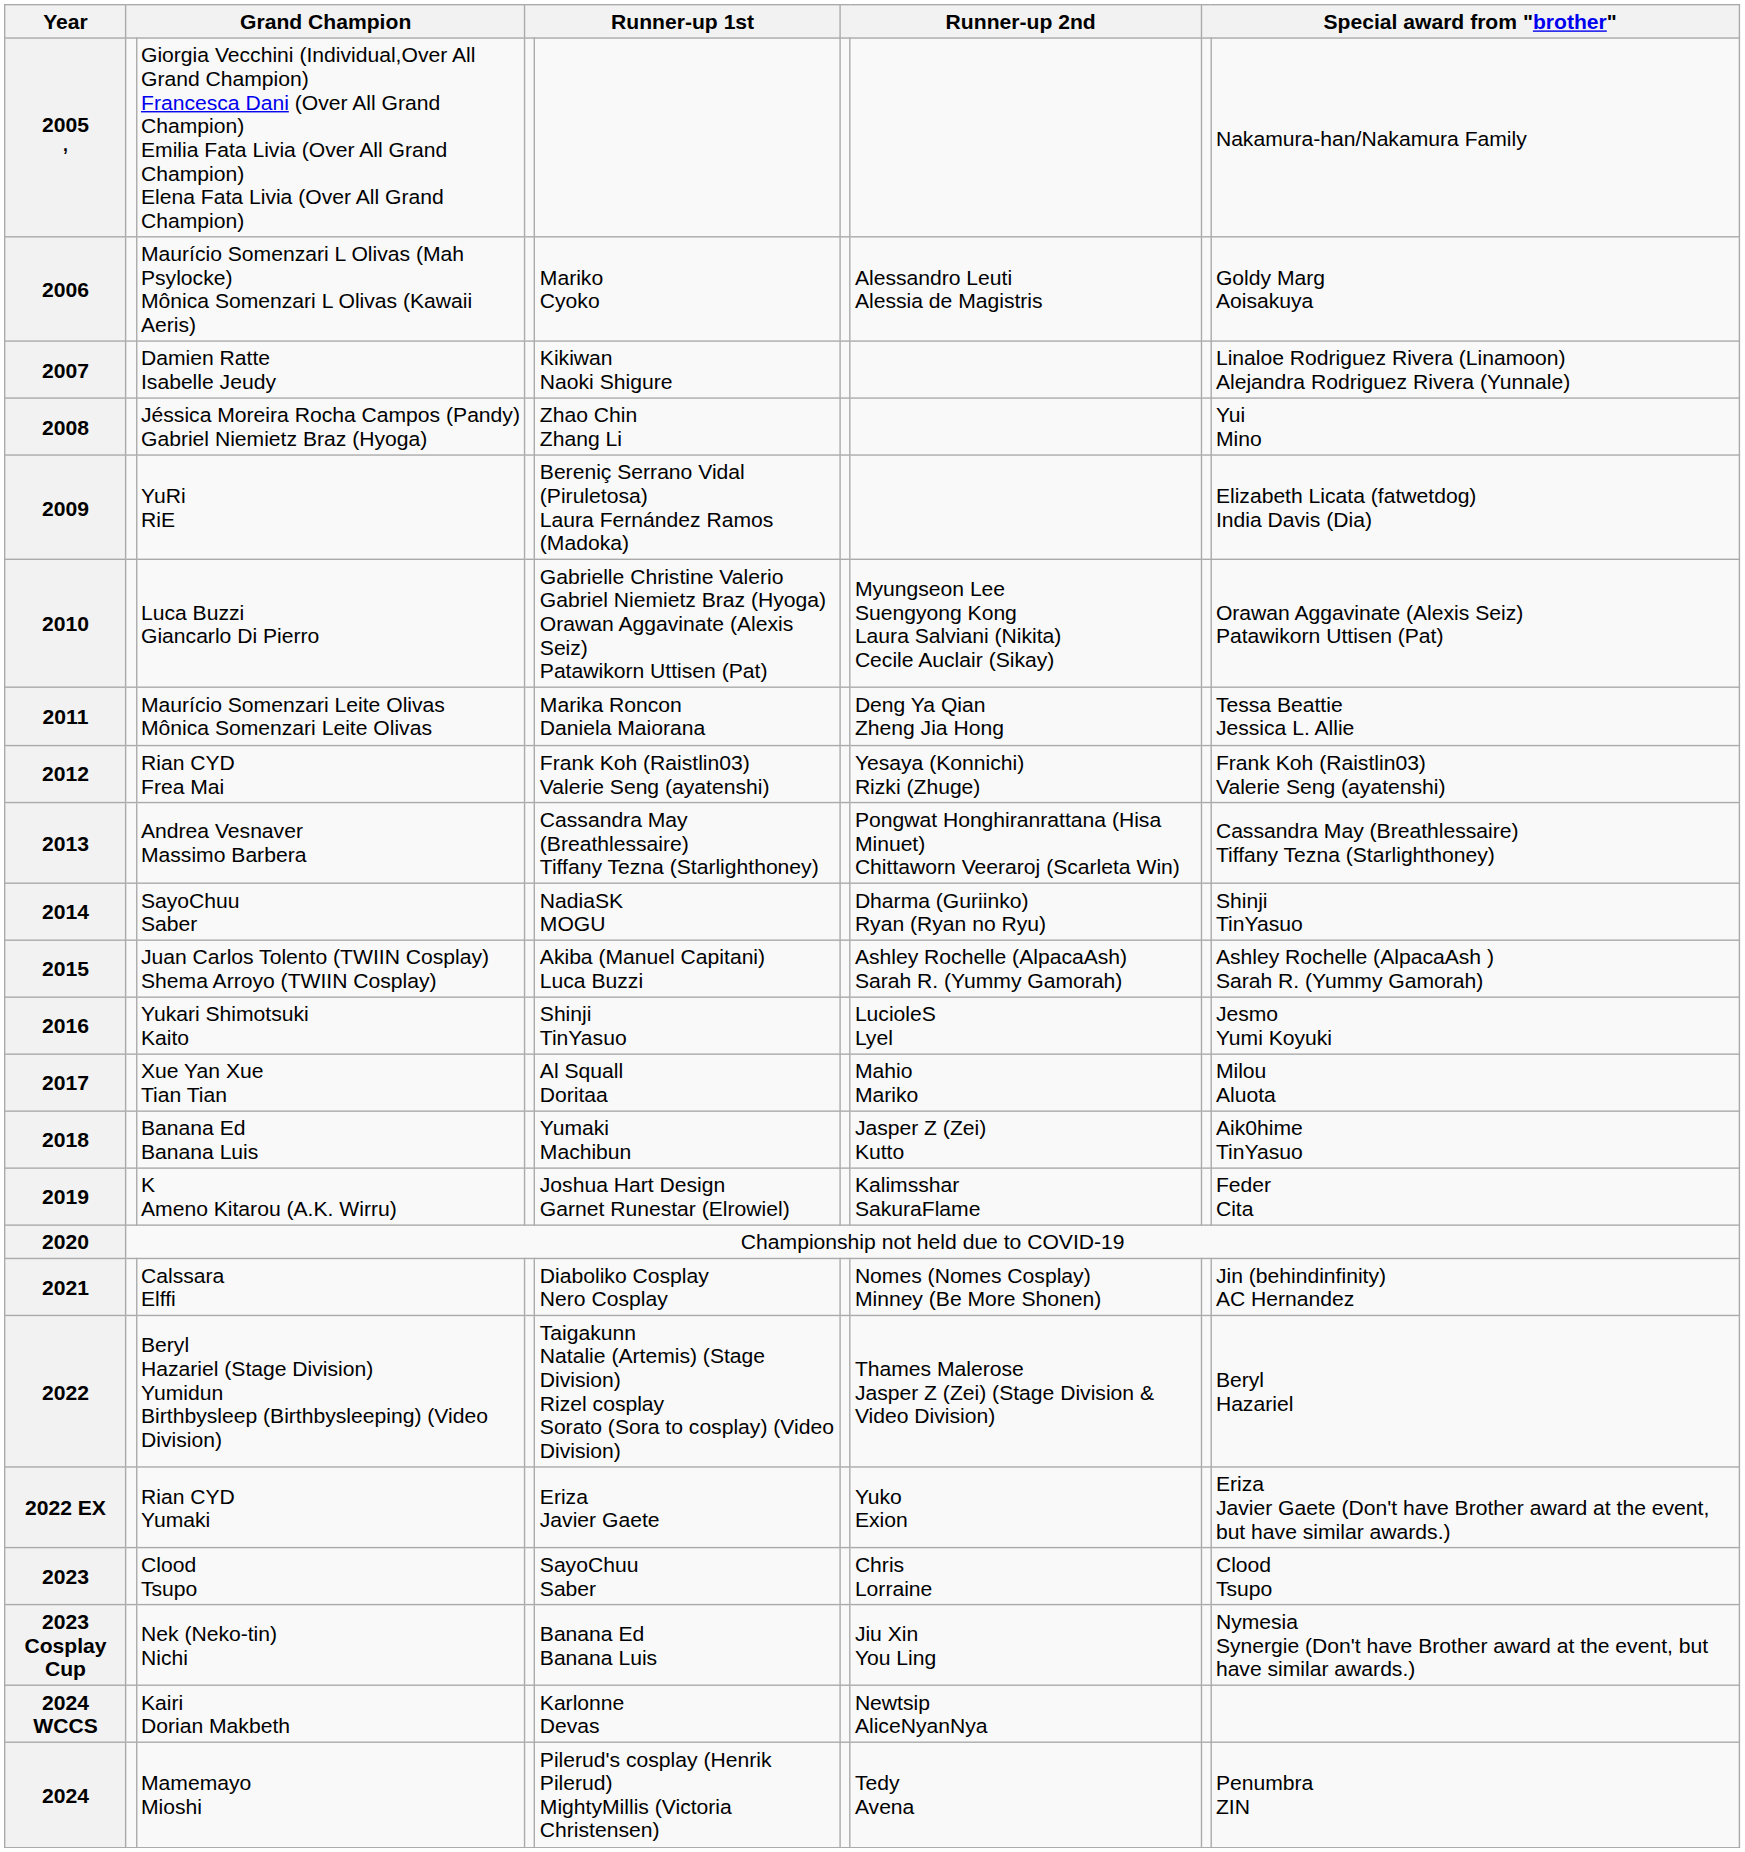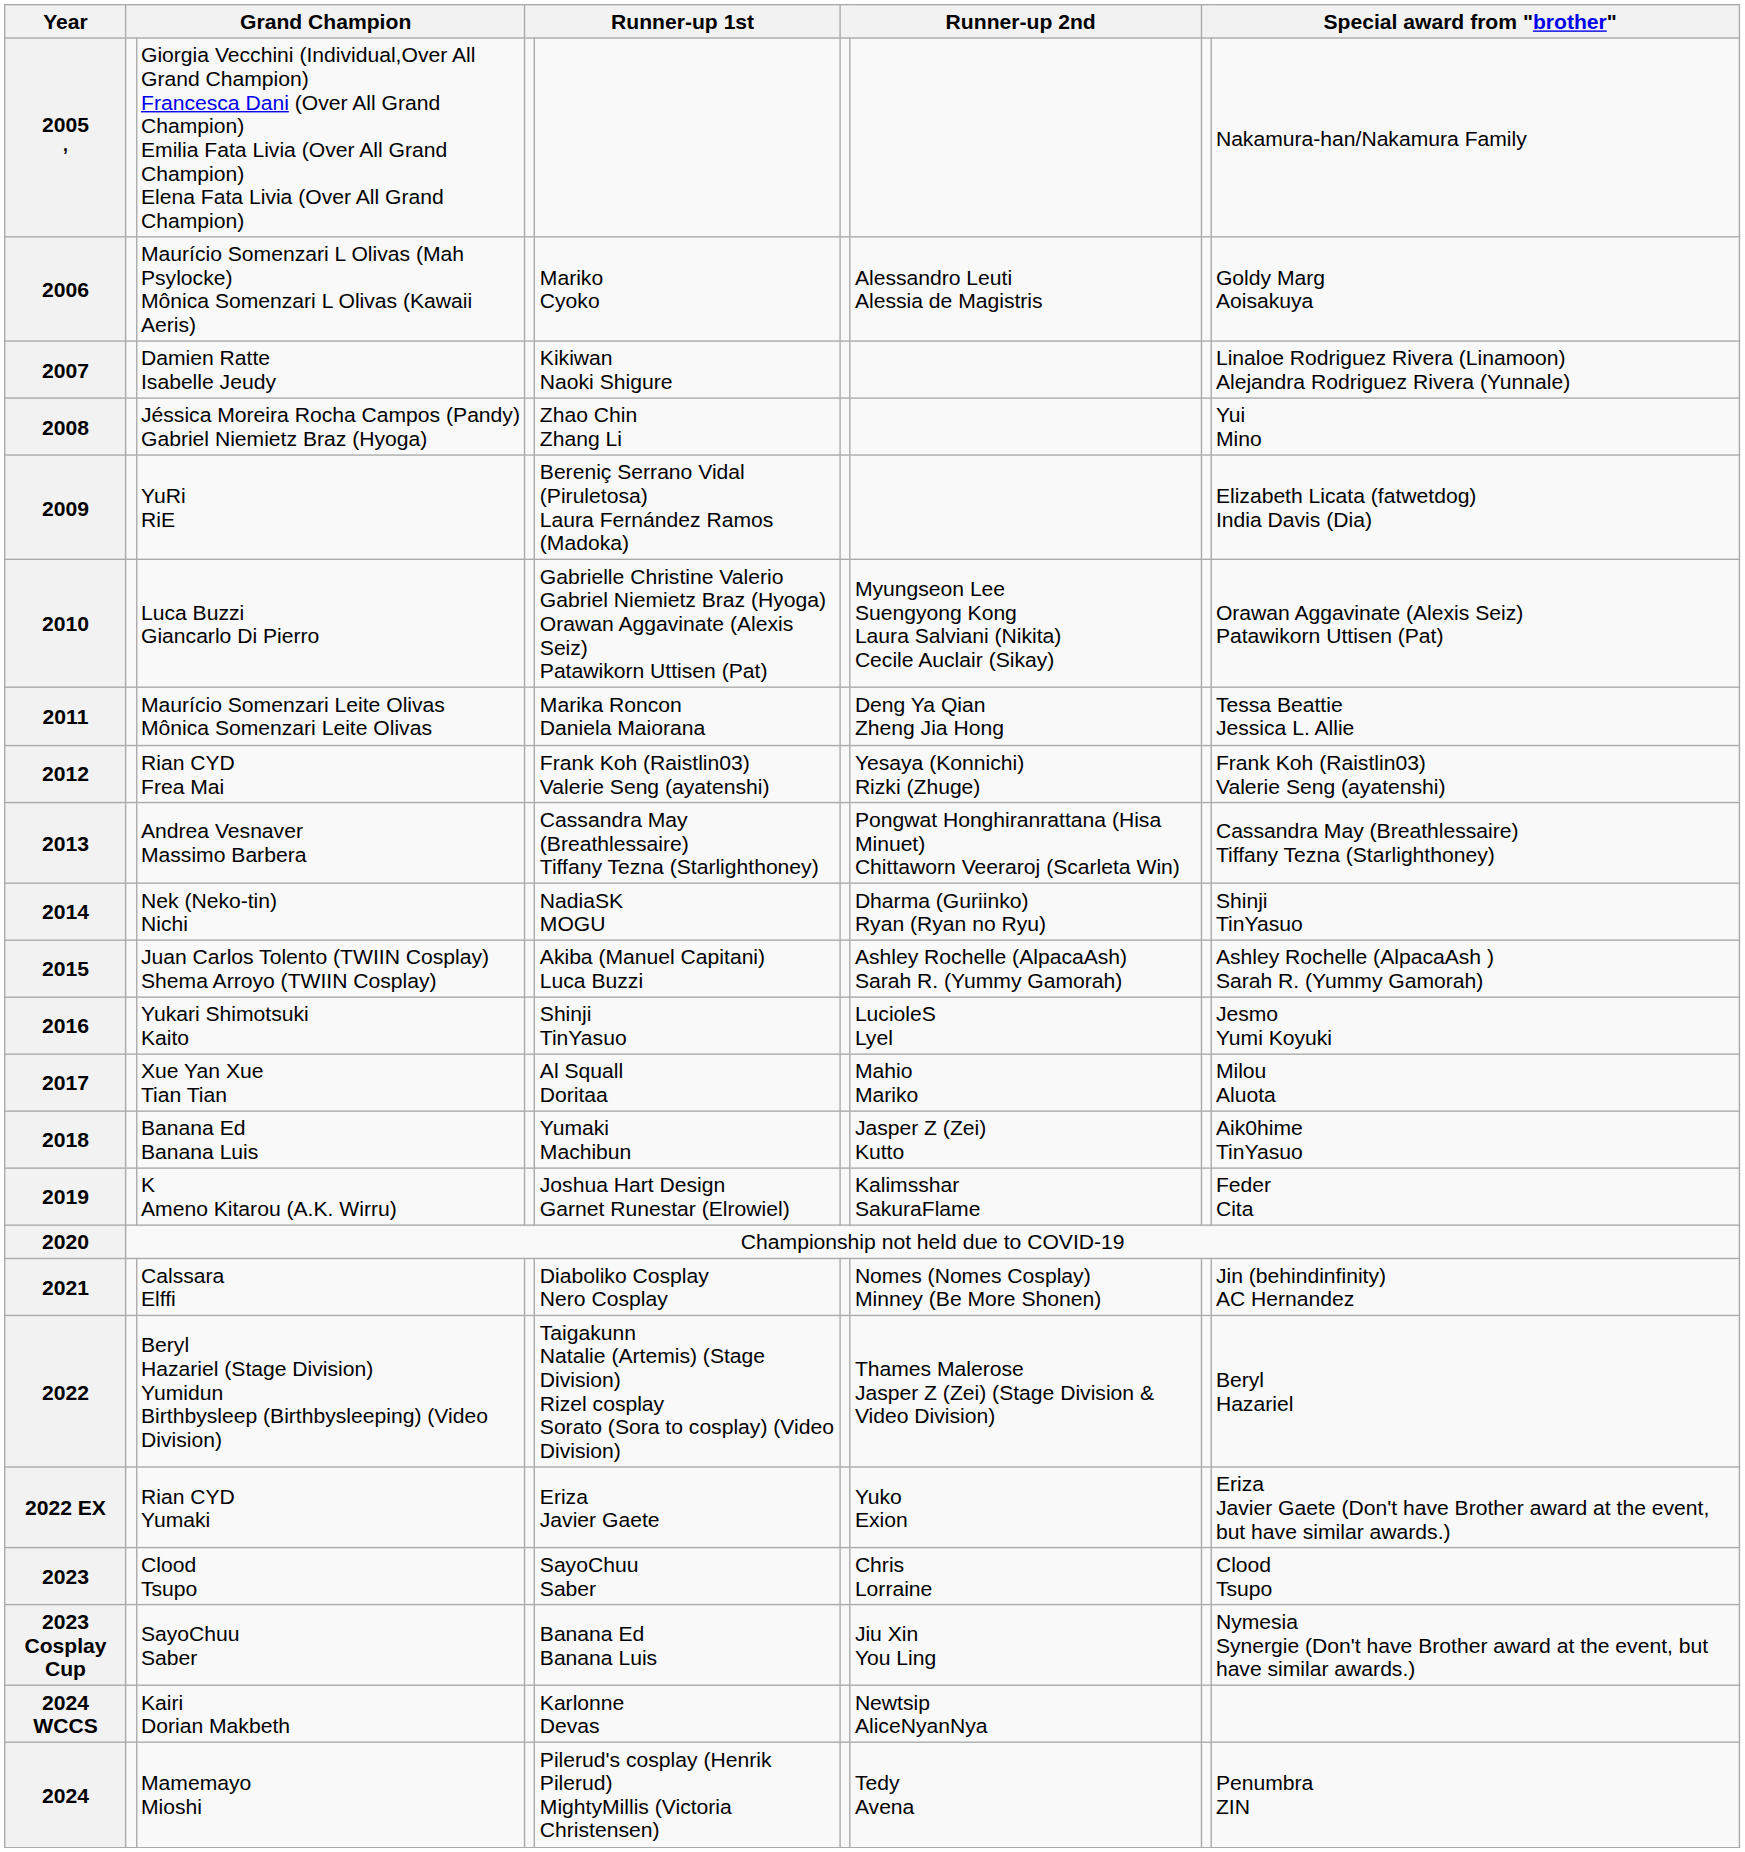(190, 911) SayoChuu Saber -> (209, 911) Nek (Neko-tin) Nichi
(209, 1646) Nek (Neko-tin) Nichi -> (190, 1646) SayoChuu Saber
